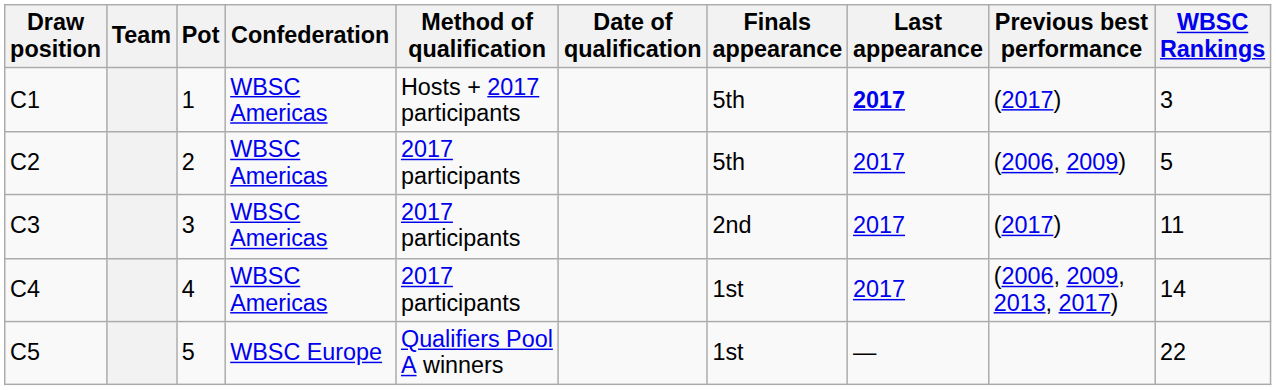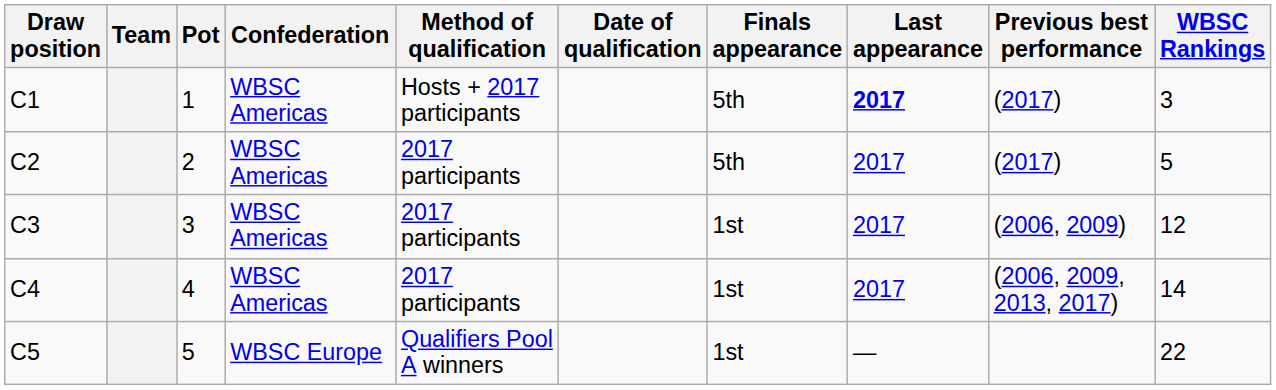(1060, 162) (2006, 2009) -> (1027, 162) (2017)
(732, 226) 2nd -> (728, 226) 1st
(1027, 226) (2017) -> (1060, 226) (2006, 2009)
(1172, 226) 11 -> (1173, 226) 12
